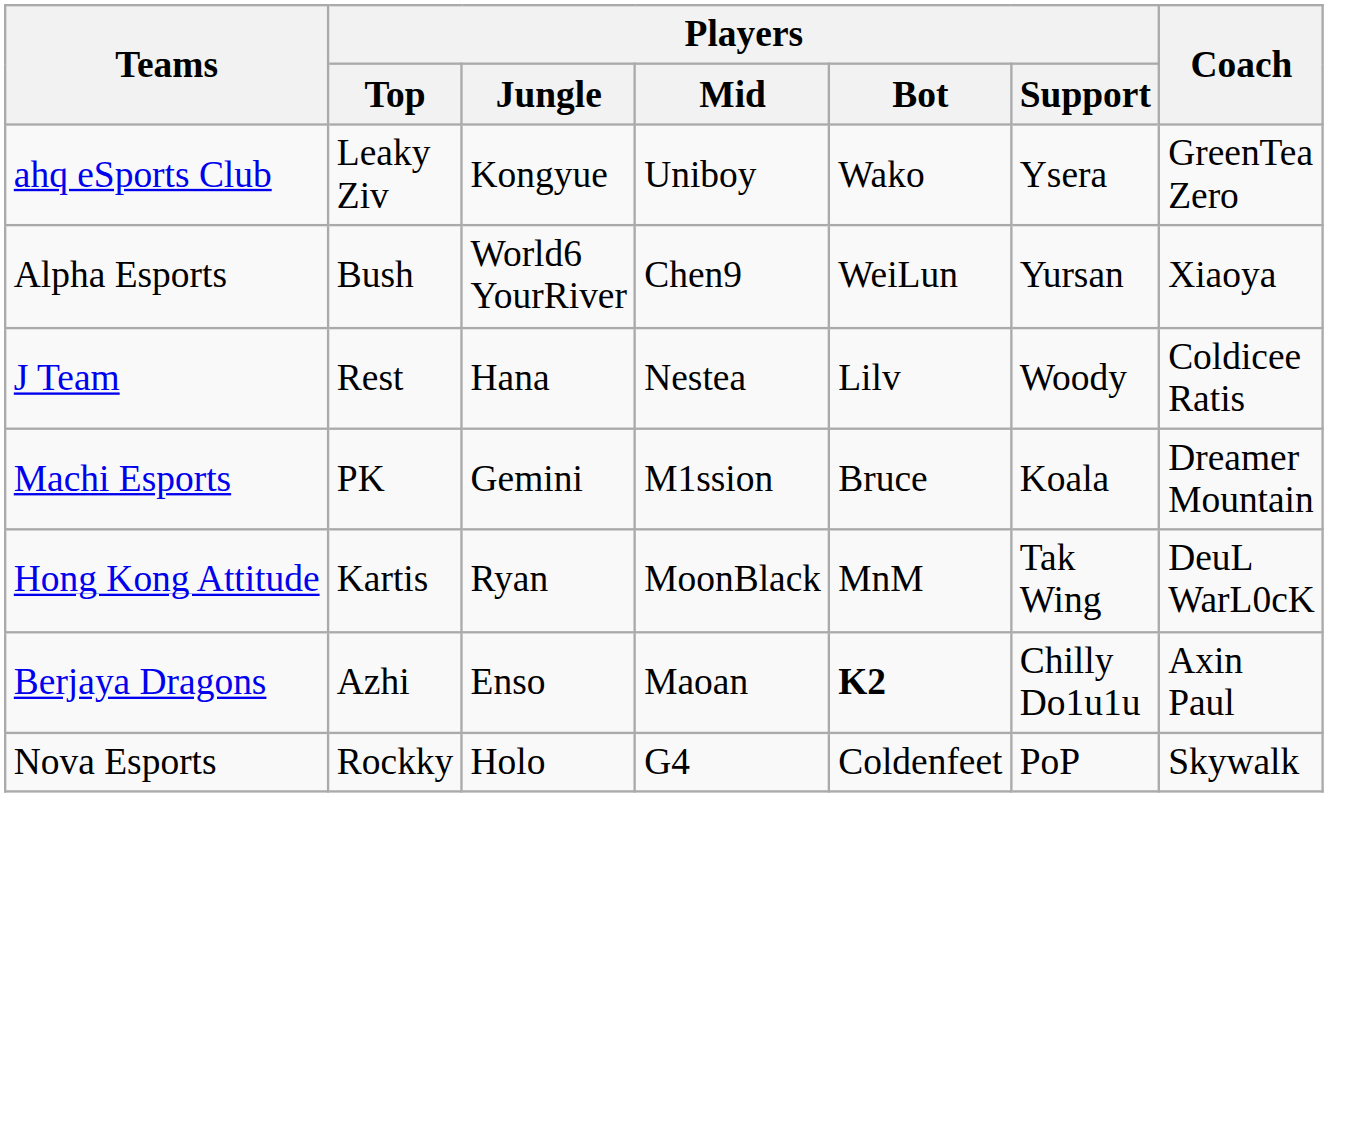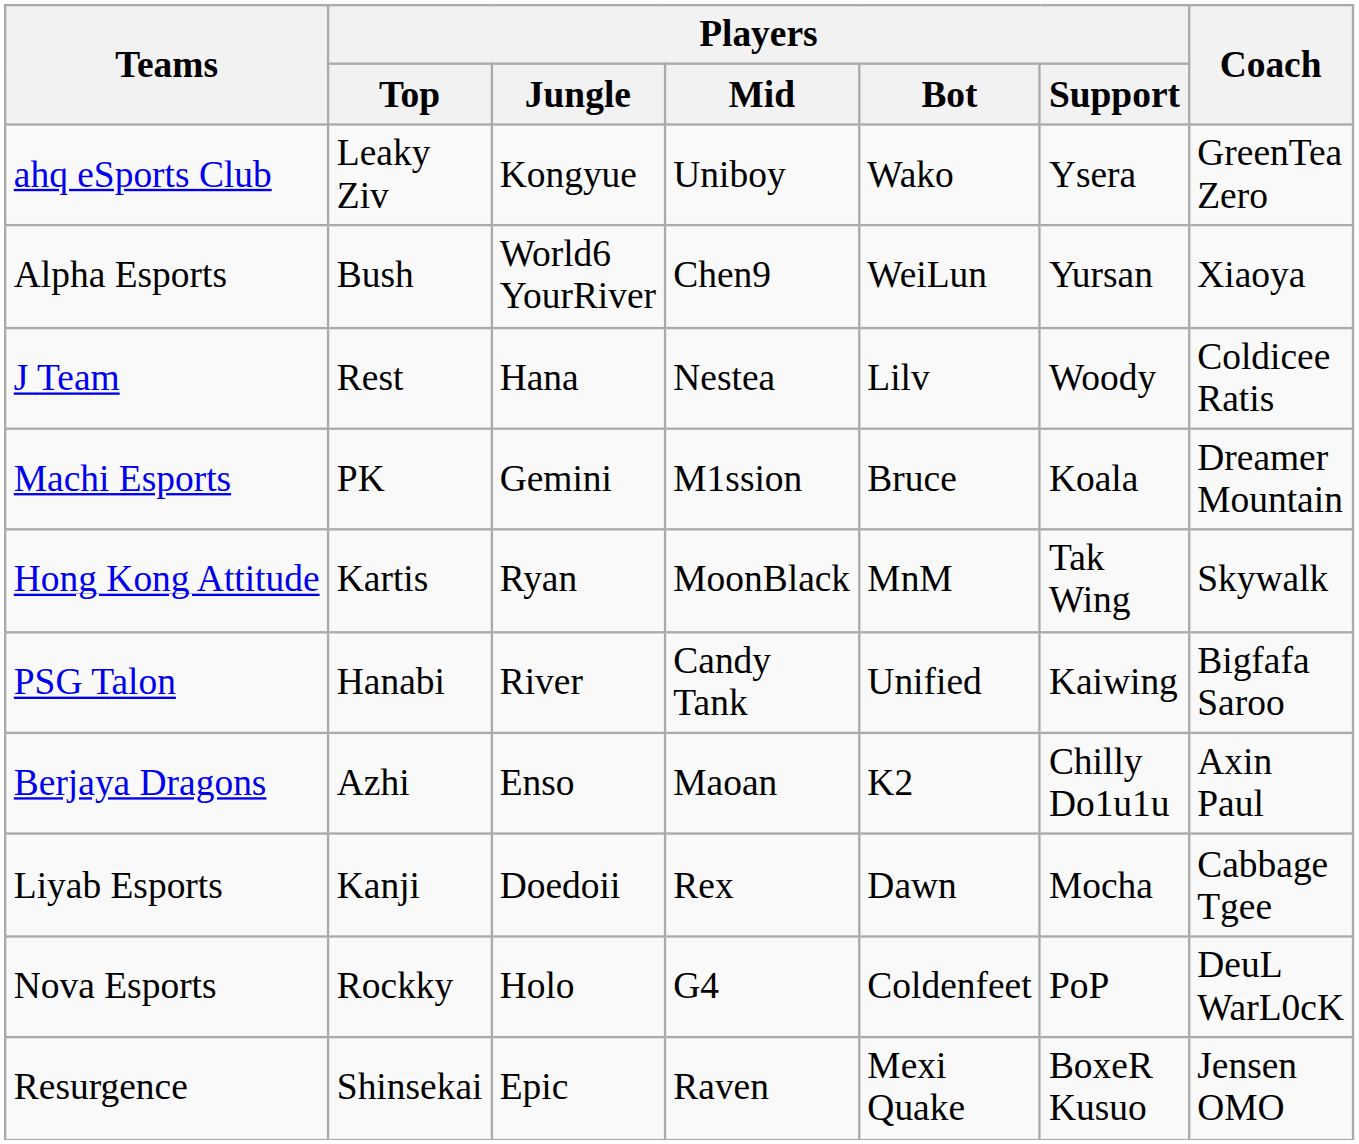(1241, 579) DeuL WarL0cK -> (1263, 579) Skywalk
+ row: (95, 681)
(862, 681) bold -> (890, 782) normal
+ row: (118, 884)
(1234, 761) Skywalk -> (1271, 985) DeuL WarL0cK
+ row: (101, 1087)
